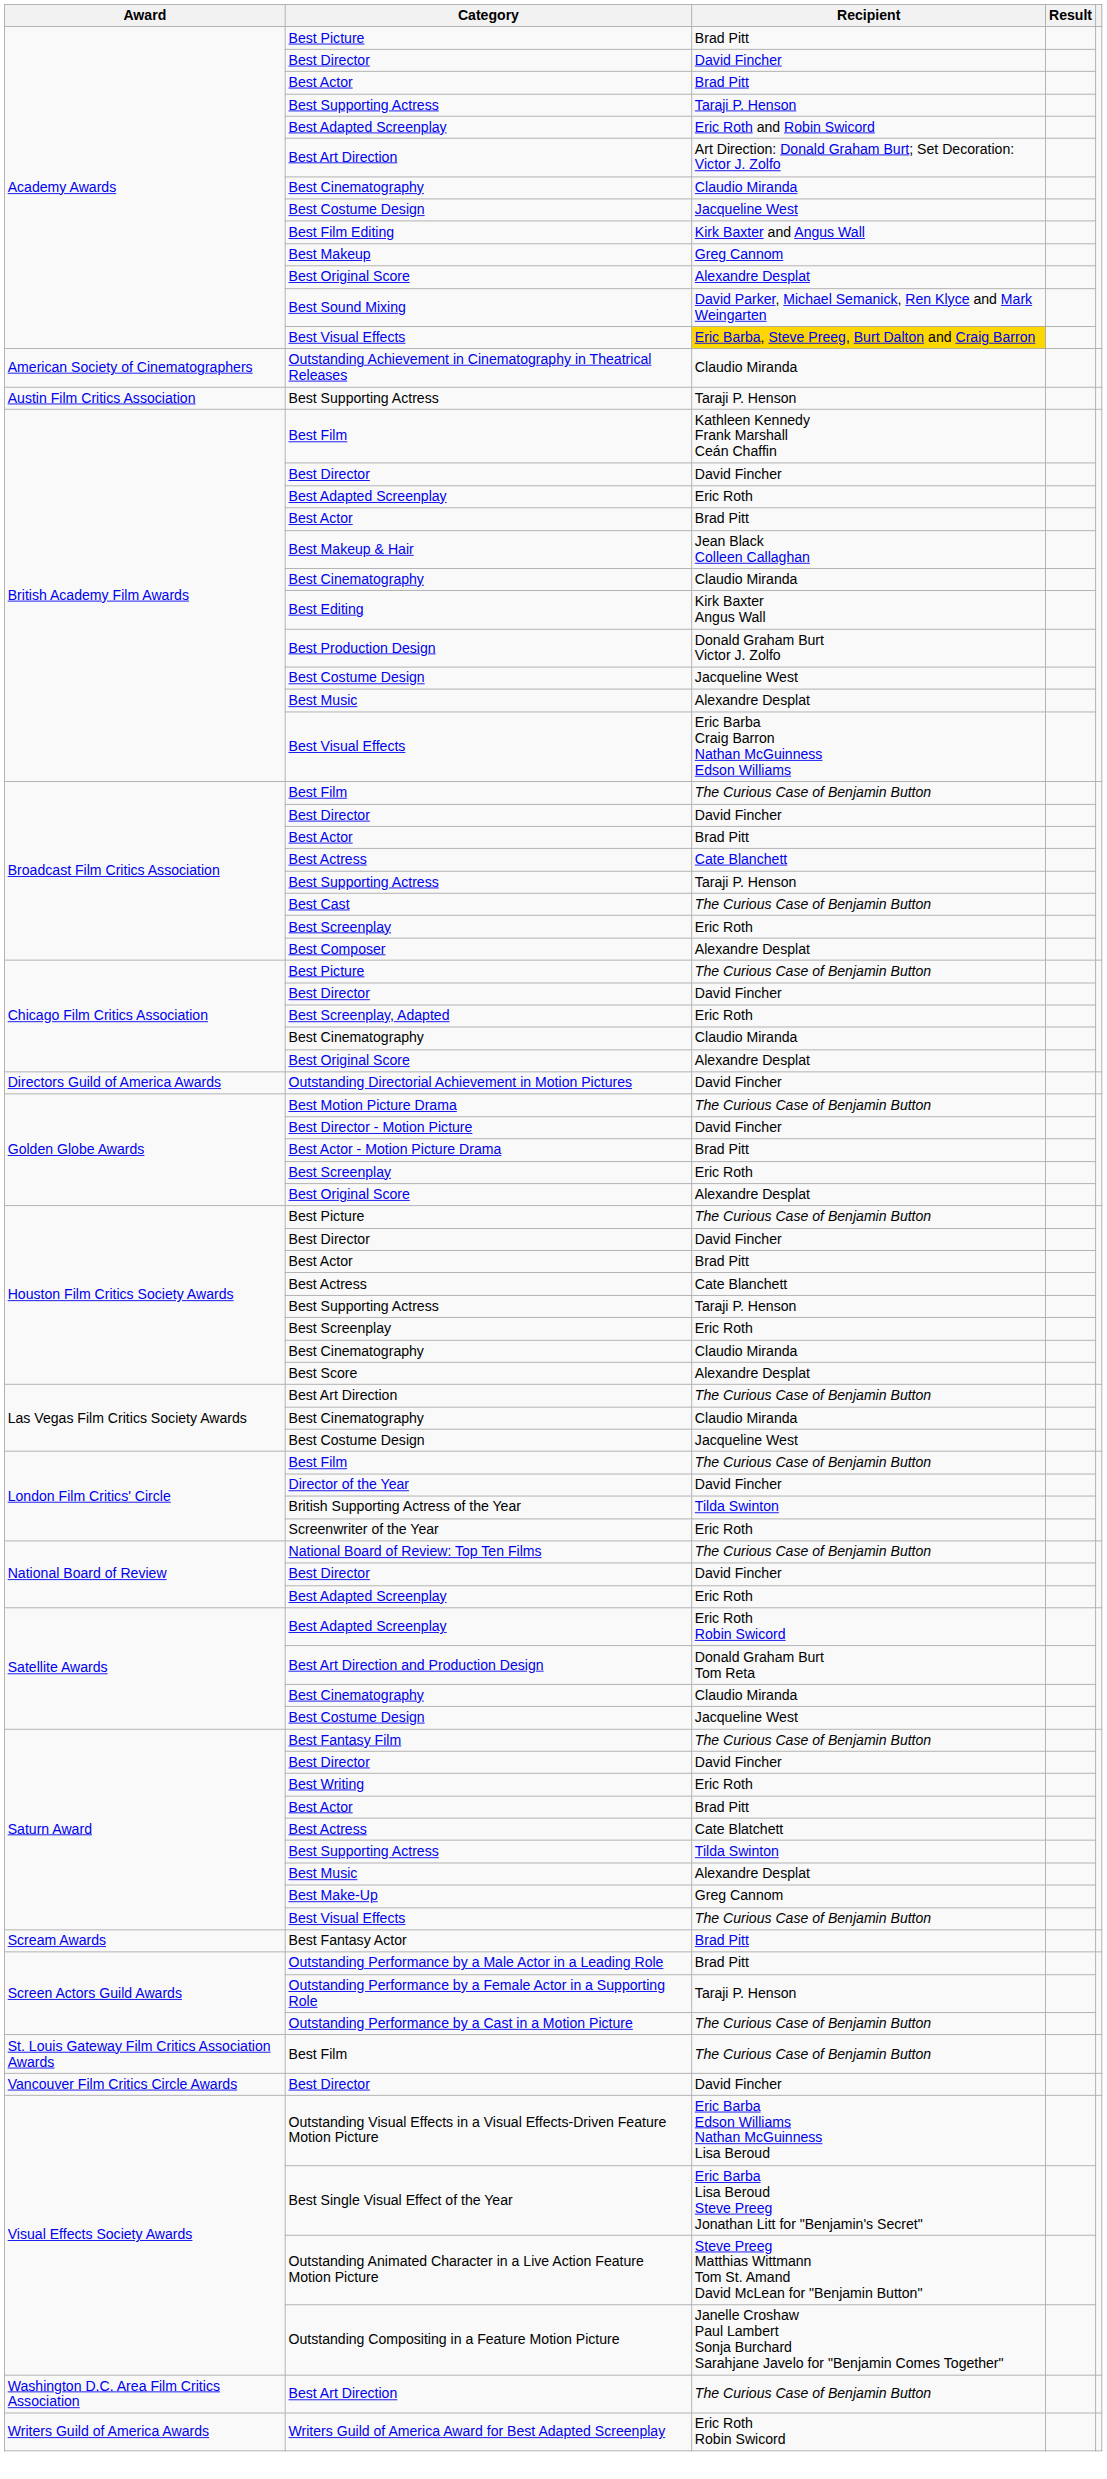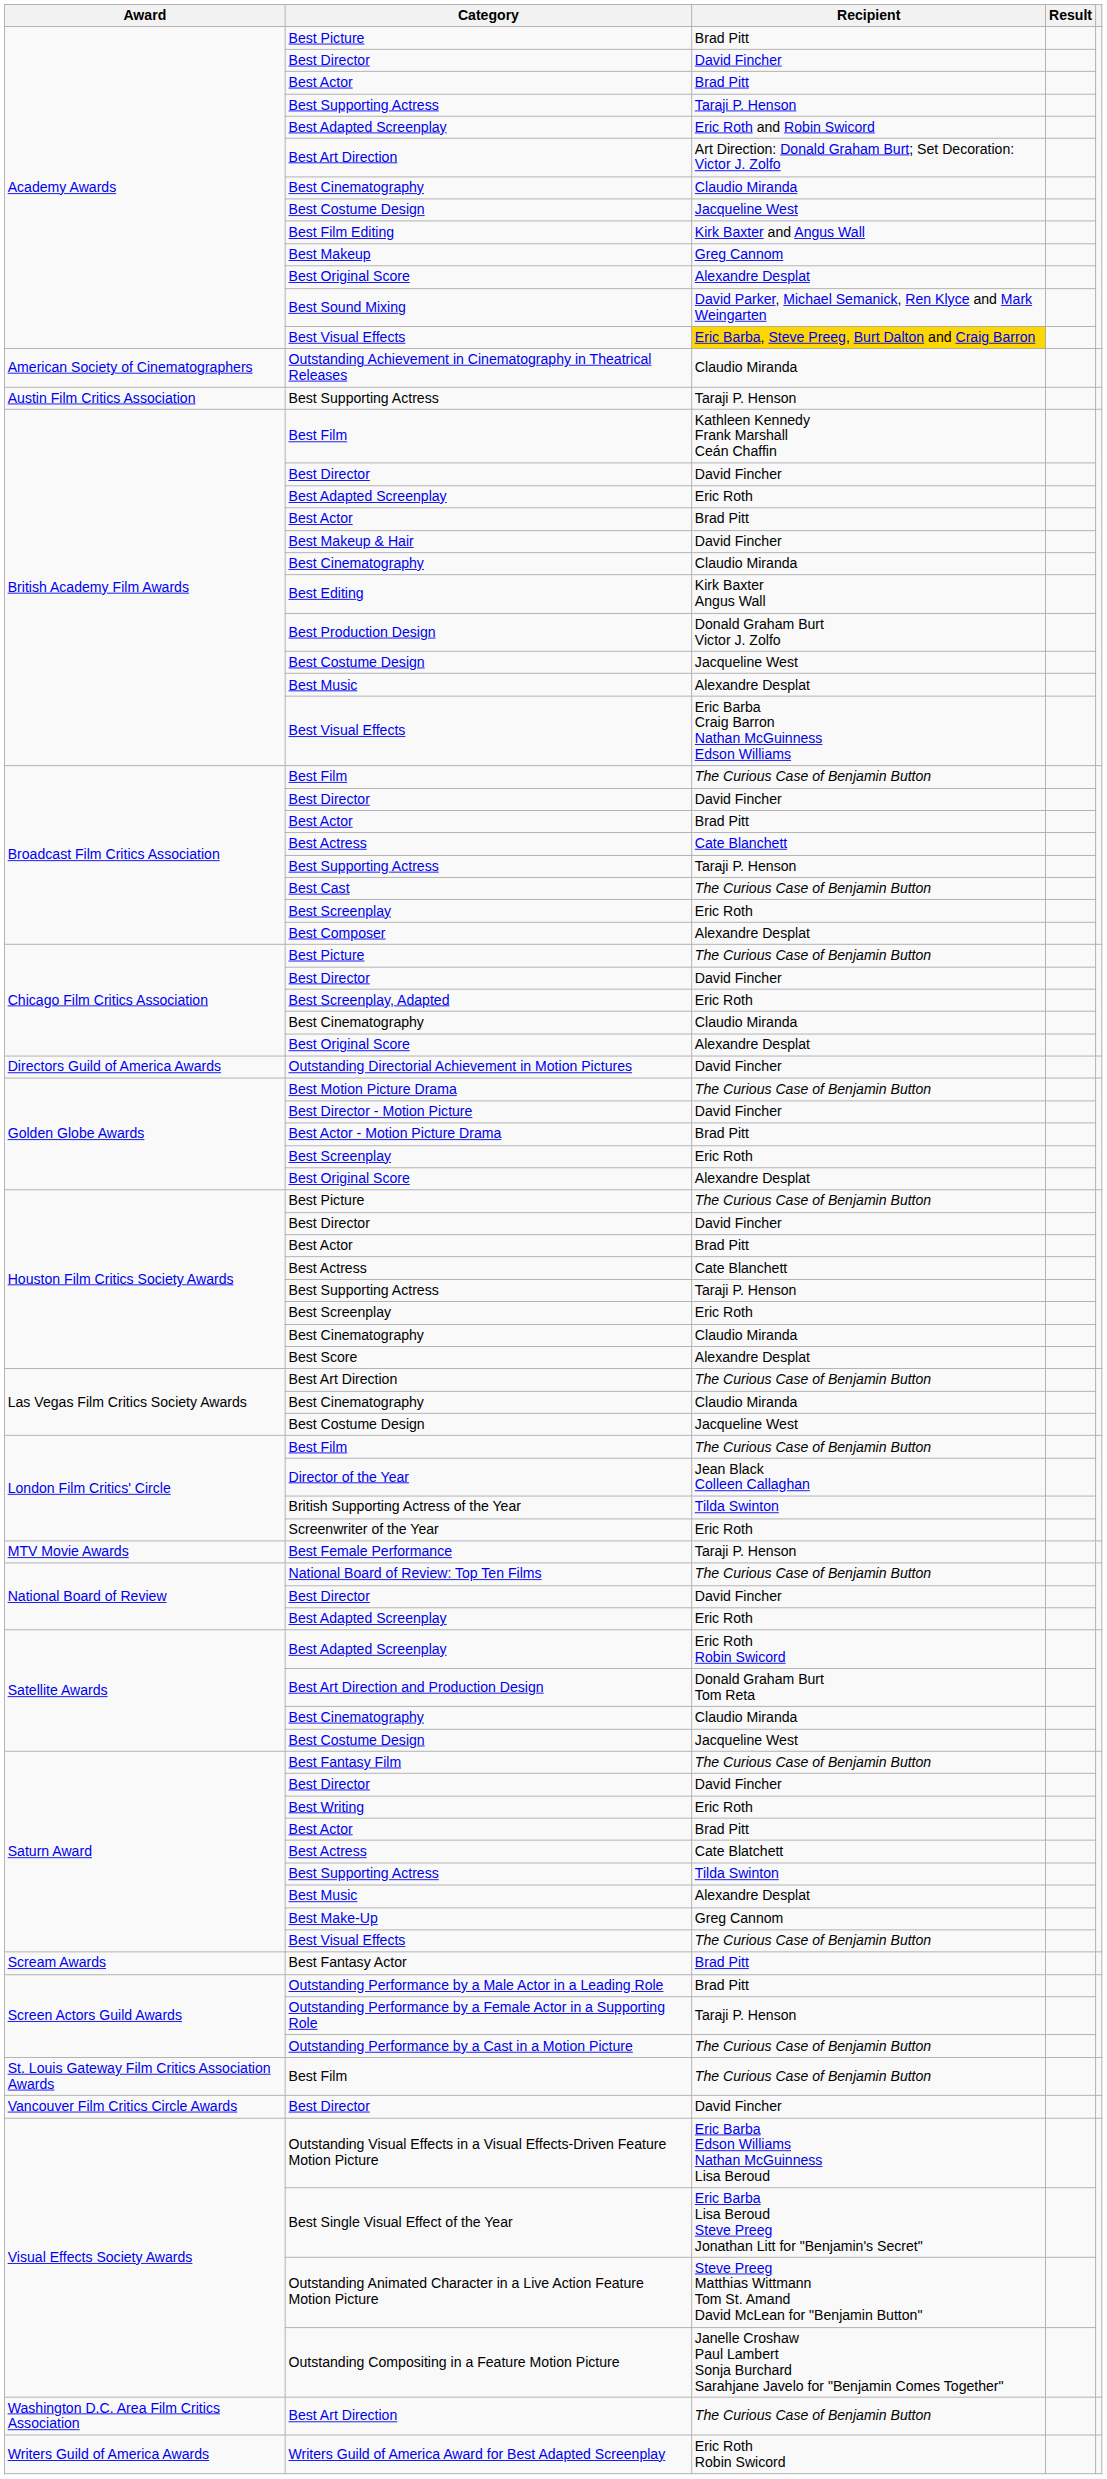(752, 549) Jean Black Colleen Callaghan -> (738, 541) David Fincher
(738, 1485) David Fincher -> (752, 1477) Jean Black Colleen Callaghan
+ row: (68, 1552)
